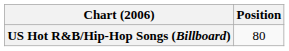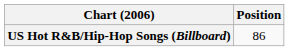(259, 35) 80 -> (259, 35) 86
